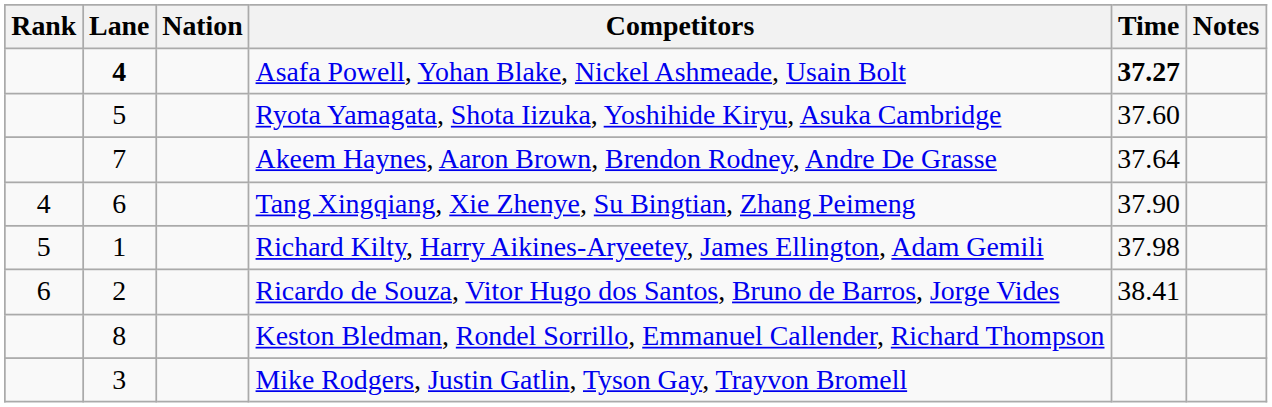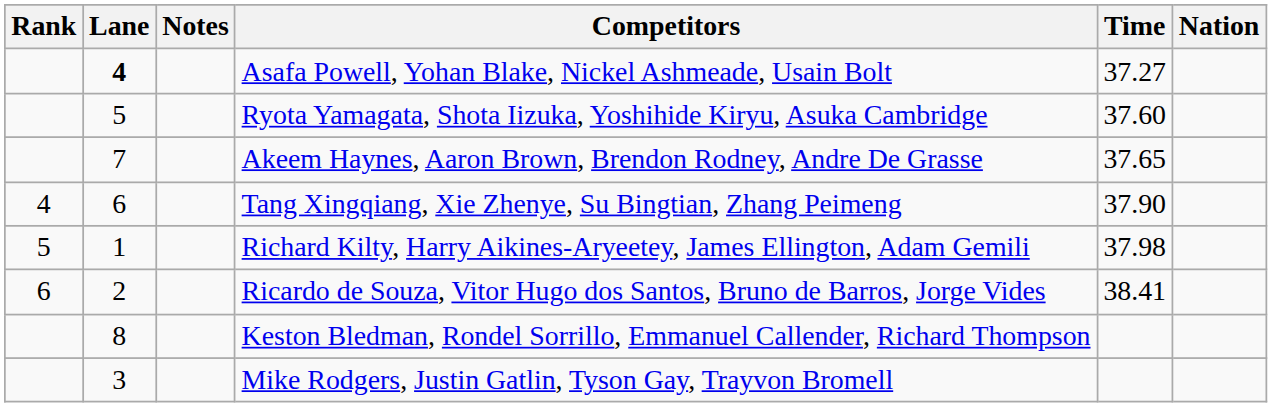columns swapped: (203, 26) <-> (1226, 26)
(1149, 70) bold -> (1135, 70) normal
(1149, 159) 37.64 -> (1135, 159) 37.65
